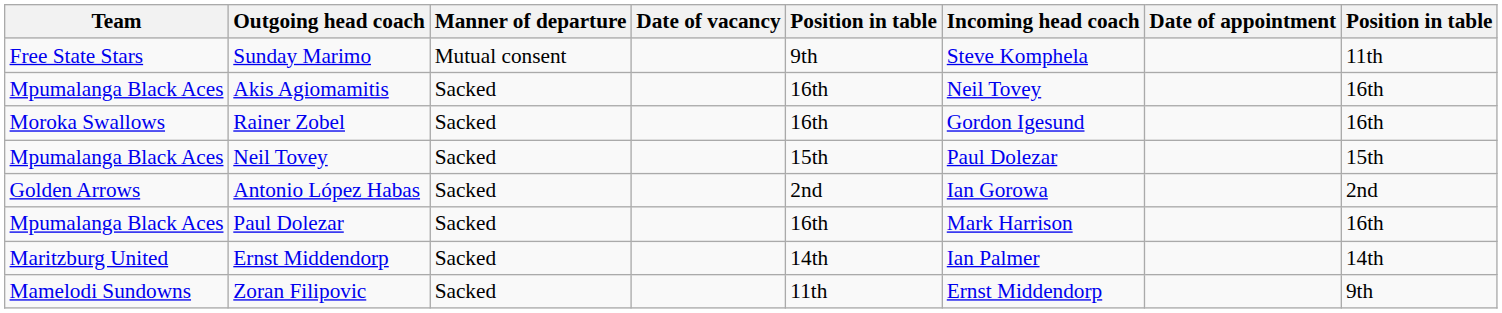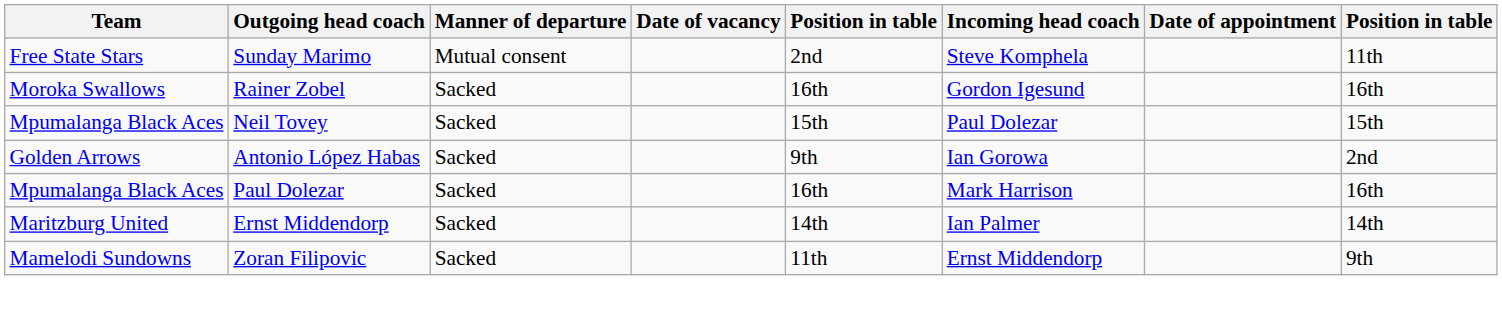(804, 55) 9th -> (806, 55) 2nd
- row: (311, 88)
(806, 190) 2nd -> (804, 156) 9th
